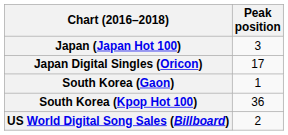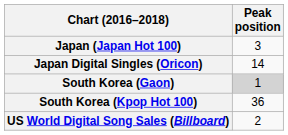(258, 64) 17 -> (258, 64) 14
(258, 83) no background -> (258, 83) lightgrey background
